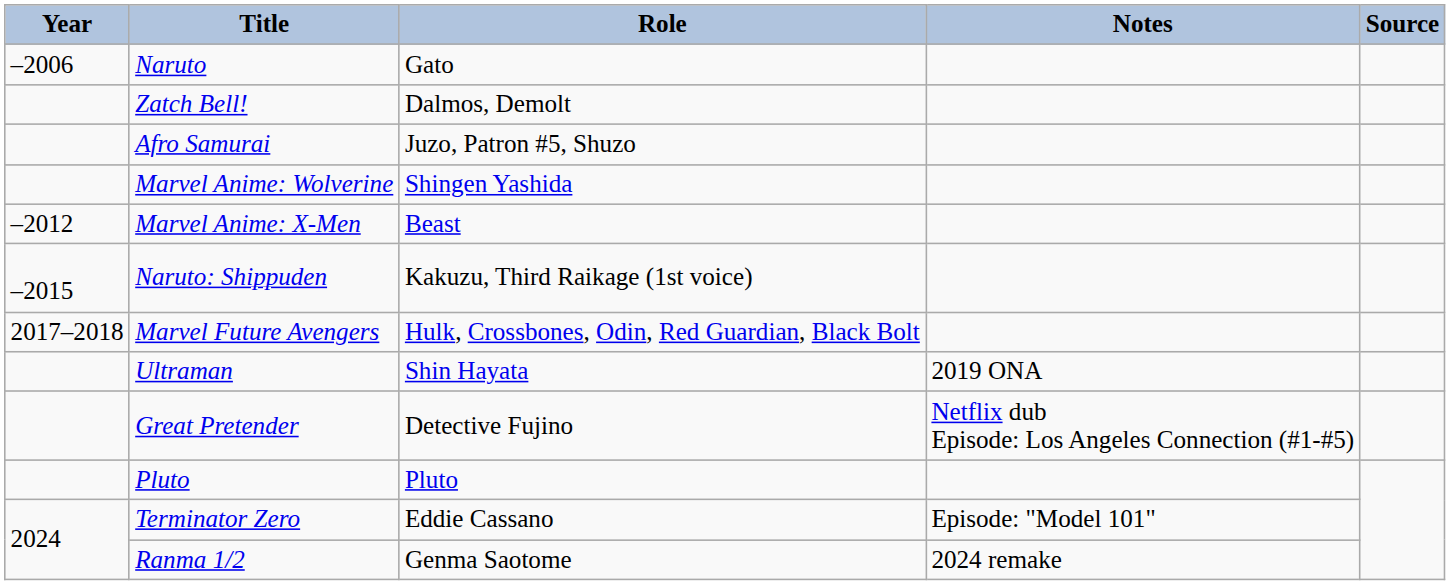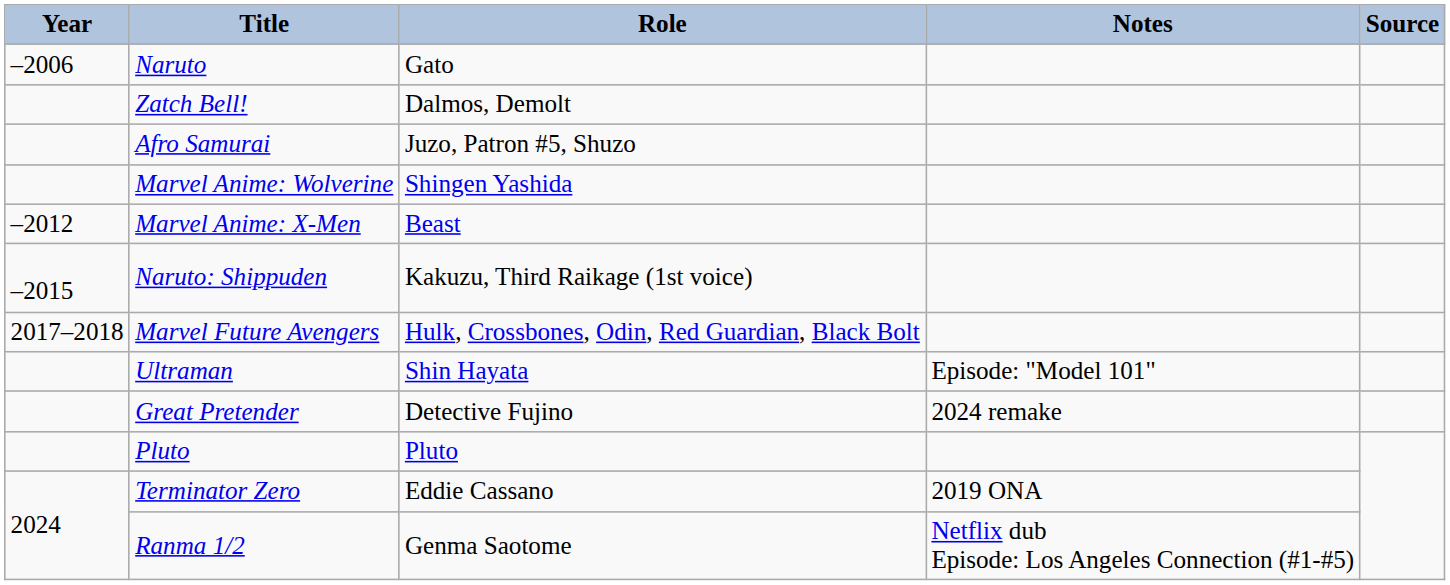(987, 371) 2019 ONA -> (1044, 371) Episode: "Model 101"
(1143, 425) Netflix dub Episode: Los Angeles Connection (#1-#5) -> (997, 411) 2024 remake
(1044, 519) Episode: "Model 101" -> (987, 490) 2019 ONA
(997, 559) 2024 remake -> (1143, 544) Netflix dub Episode: Los Angeles Connection (#1-#5)
